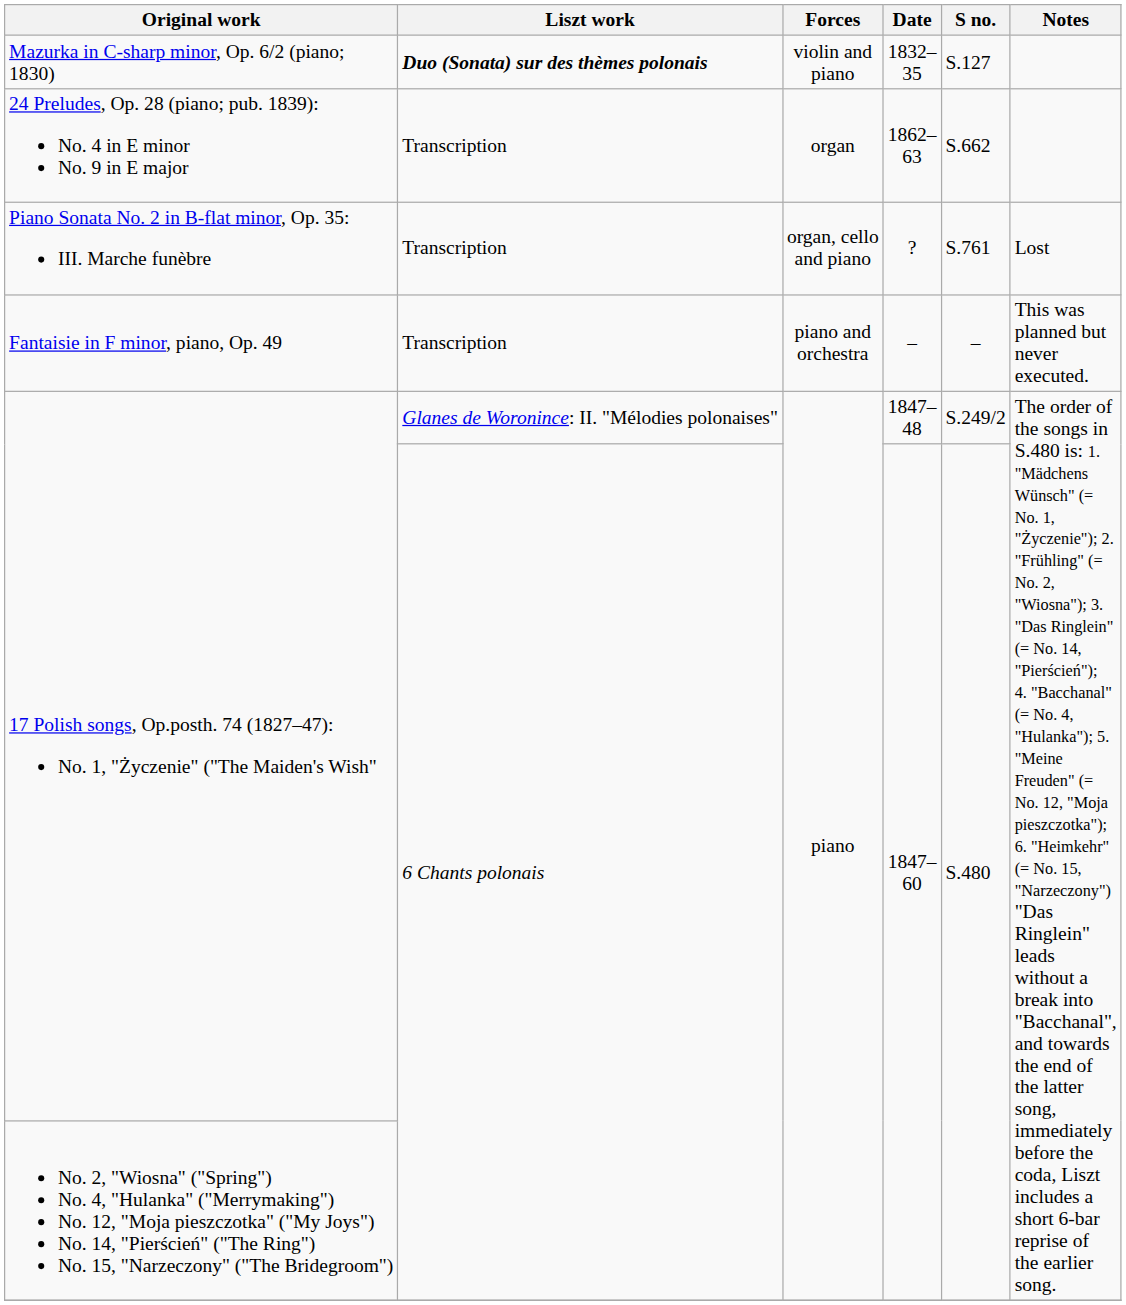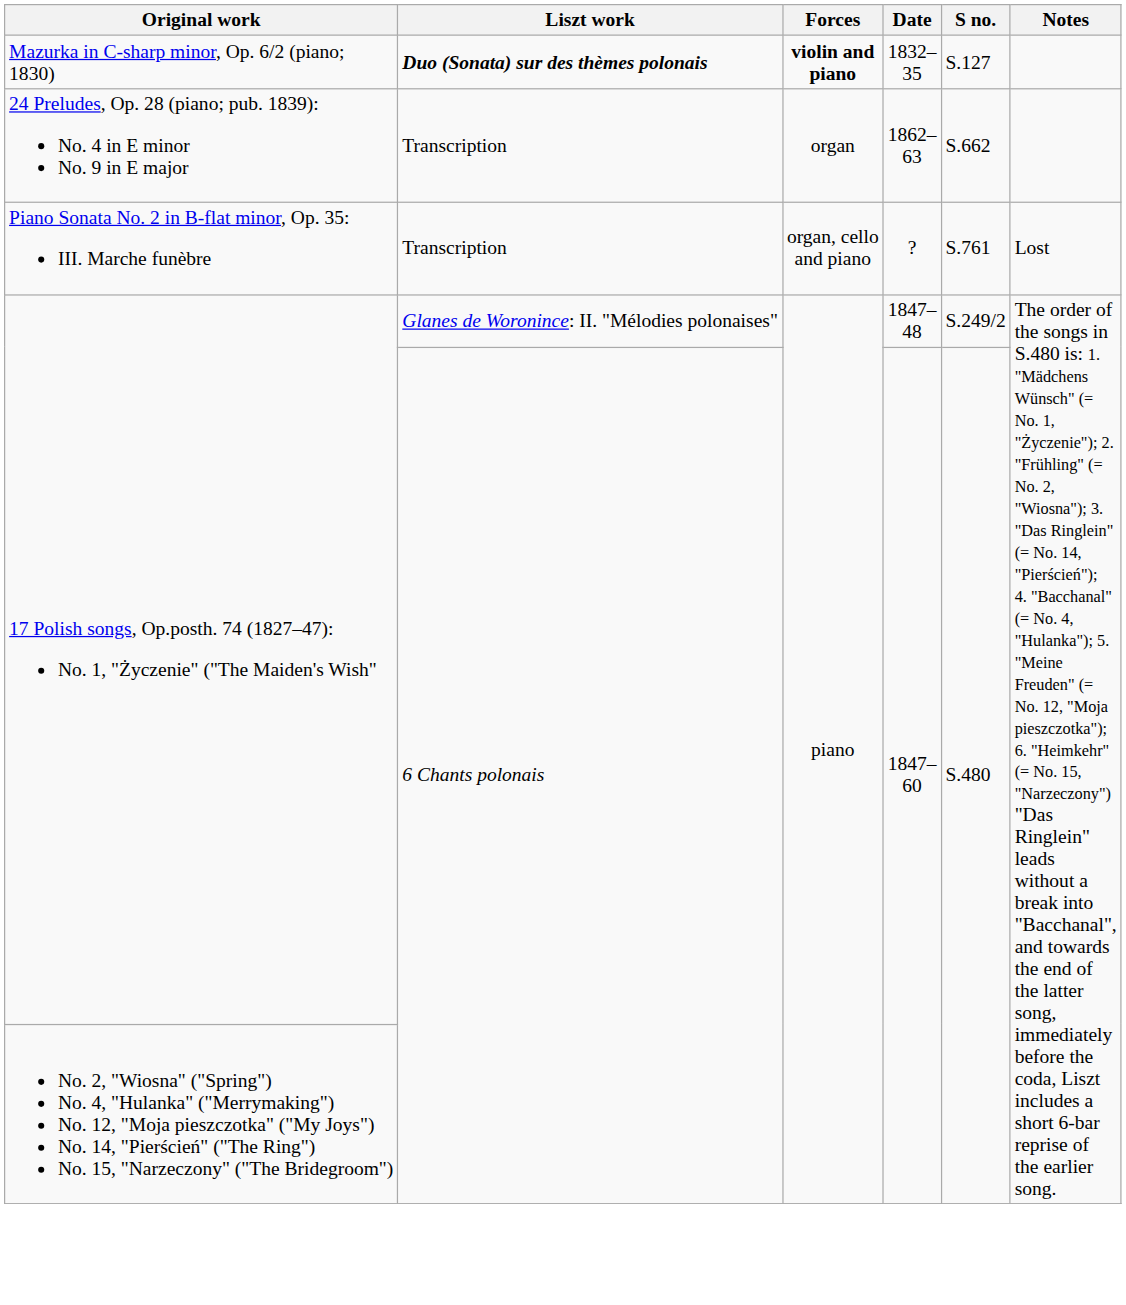(833, 61) normal -> (833, 61) bold
- row: (146, 342)
